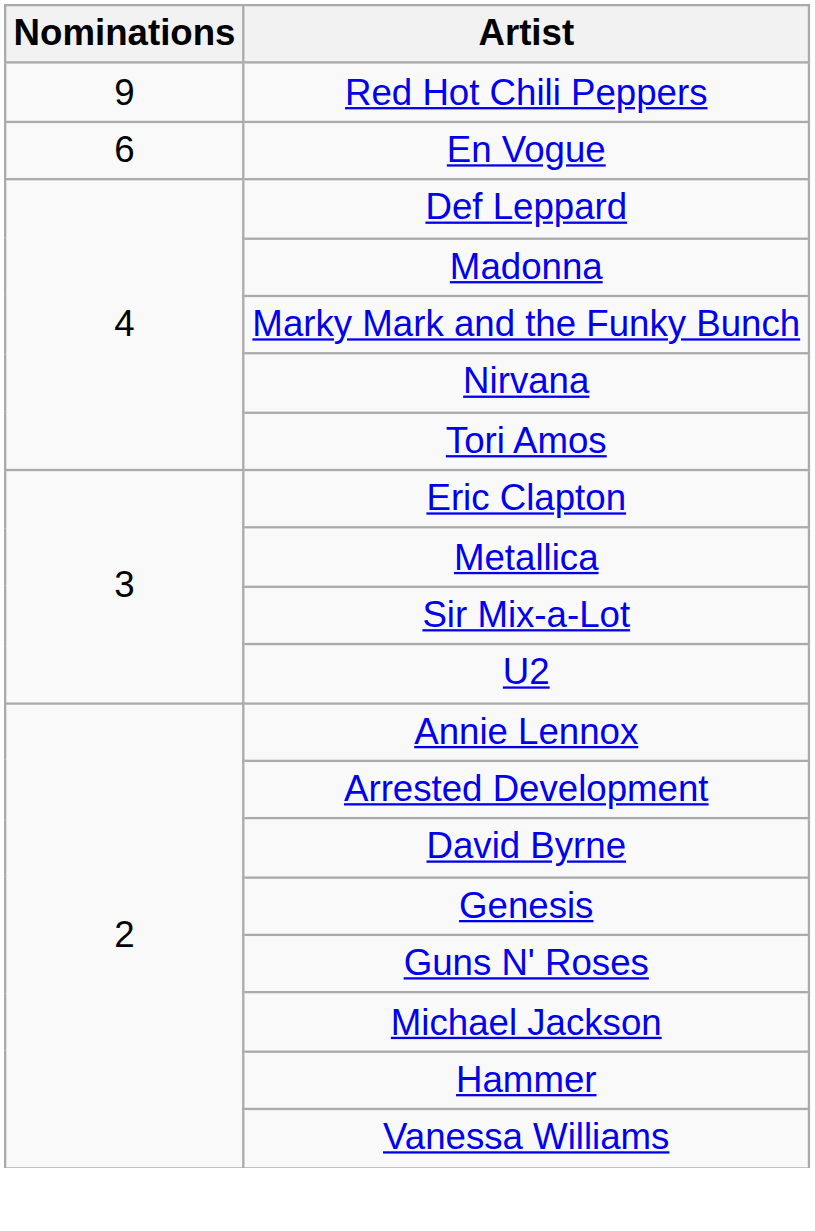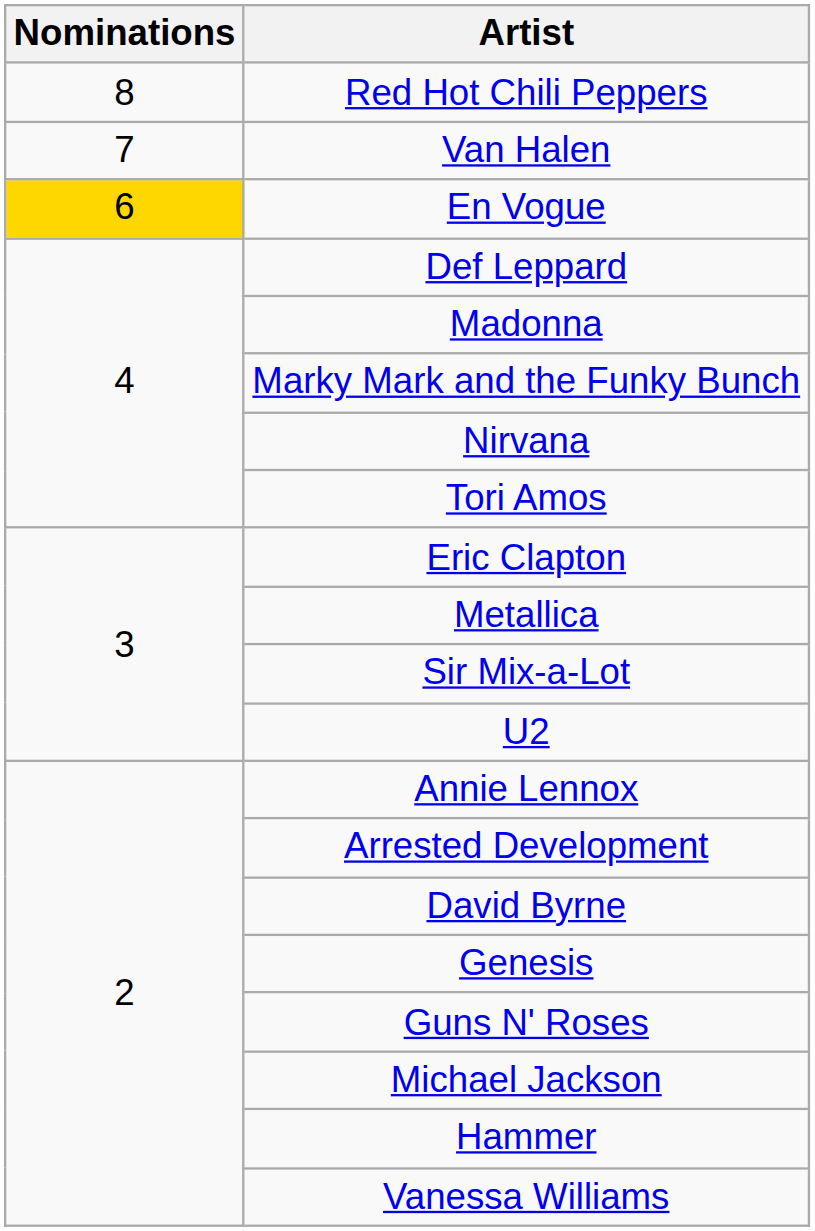(125, 91) 9 -> (125, 91) 8
+ row: (526, 149)
(125, 149) no background -> (125, 207) gold background
